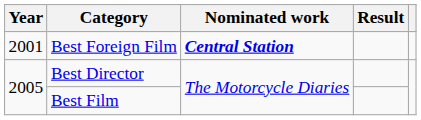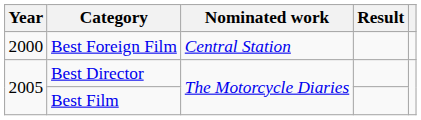(26, 45) 2001 -> (26, 45) 2000
(239, 45) bold -> (238, 45) normal
